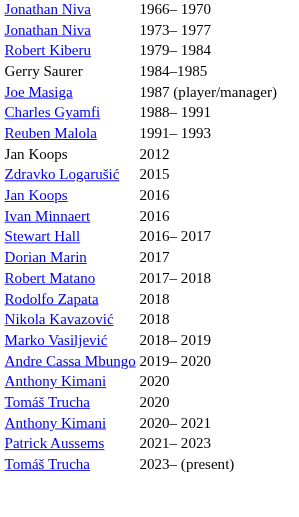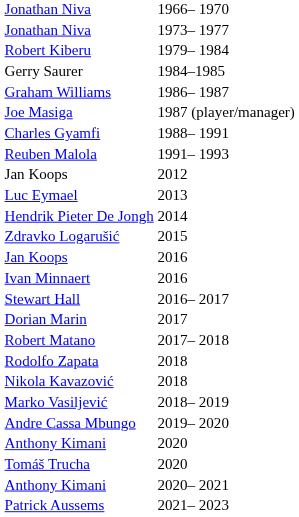+ row: (58, 92)
+ row: (41, 195)
+ row: (79, 216)
- row: (47, 464)
